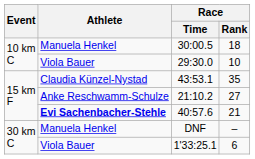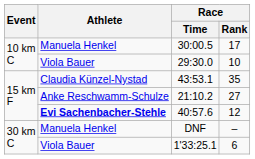(234, 46) 18 -> (234, 46) 17
(234, 113) 21 -> (234, 113) 12
